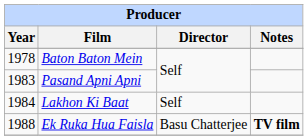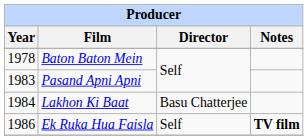(171, 102) Self -> (204, 102) Basu Chatterjee
(21, 124) 1988 -> (21, 124) 1986
(204, 124) Basu Chatterjee -> (171, 124) Self
